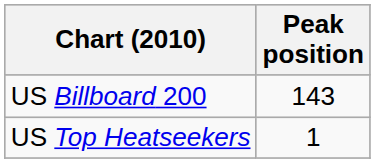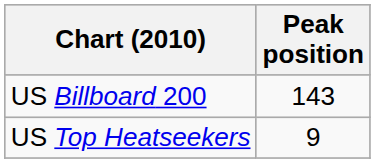(313, 137) 1 -> (313, 137) 9
